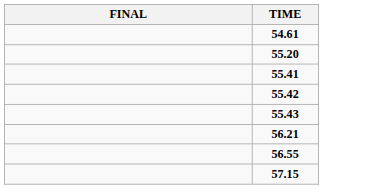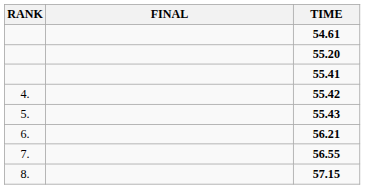+ column: (25, 14)
